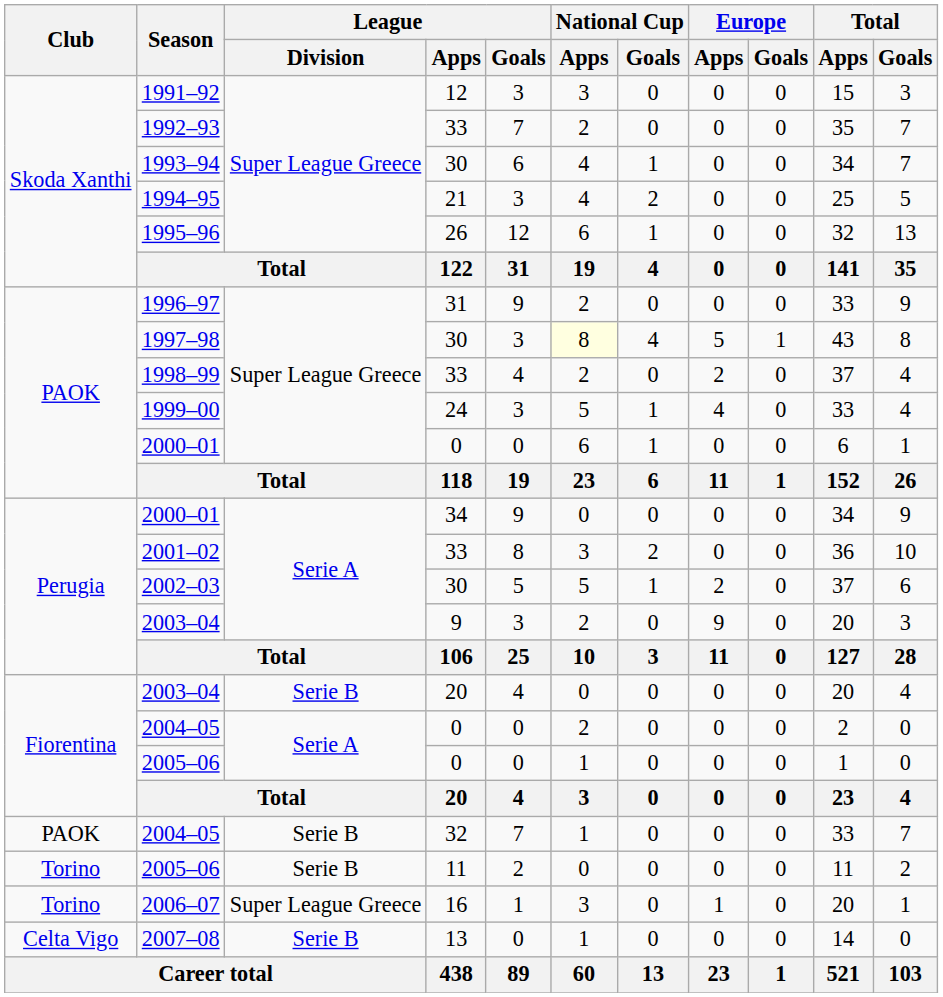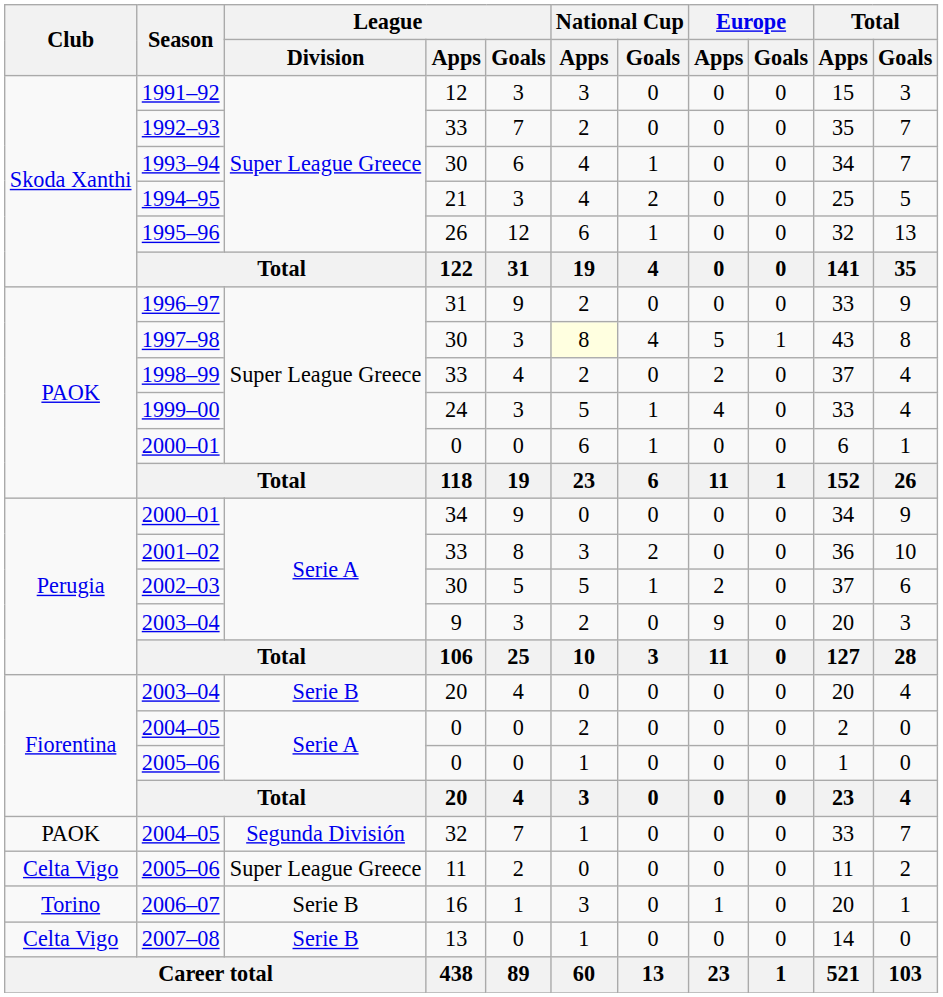(326, 833) Serie B -> (326, 833) Segunda División
(71, 868) Torino -> (71, 868) Celta Vigo
(326, 868) Serie B -> (326, 868) Super League Greece
(326, 903) Super League Greece -> (326, 903) Serie B
